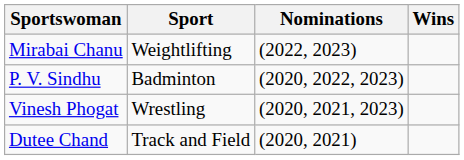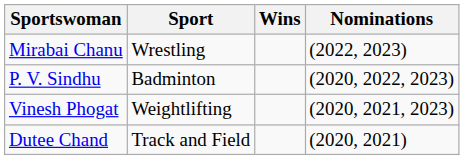columns swapped: (331, 19) <-> (433, 19)
(182, 49) Weightlifting -> (168, 49) Wrestling
(168, 109) Wrestling -> (182, 109) Weightlifting
